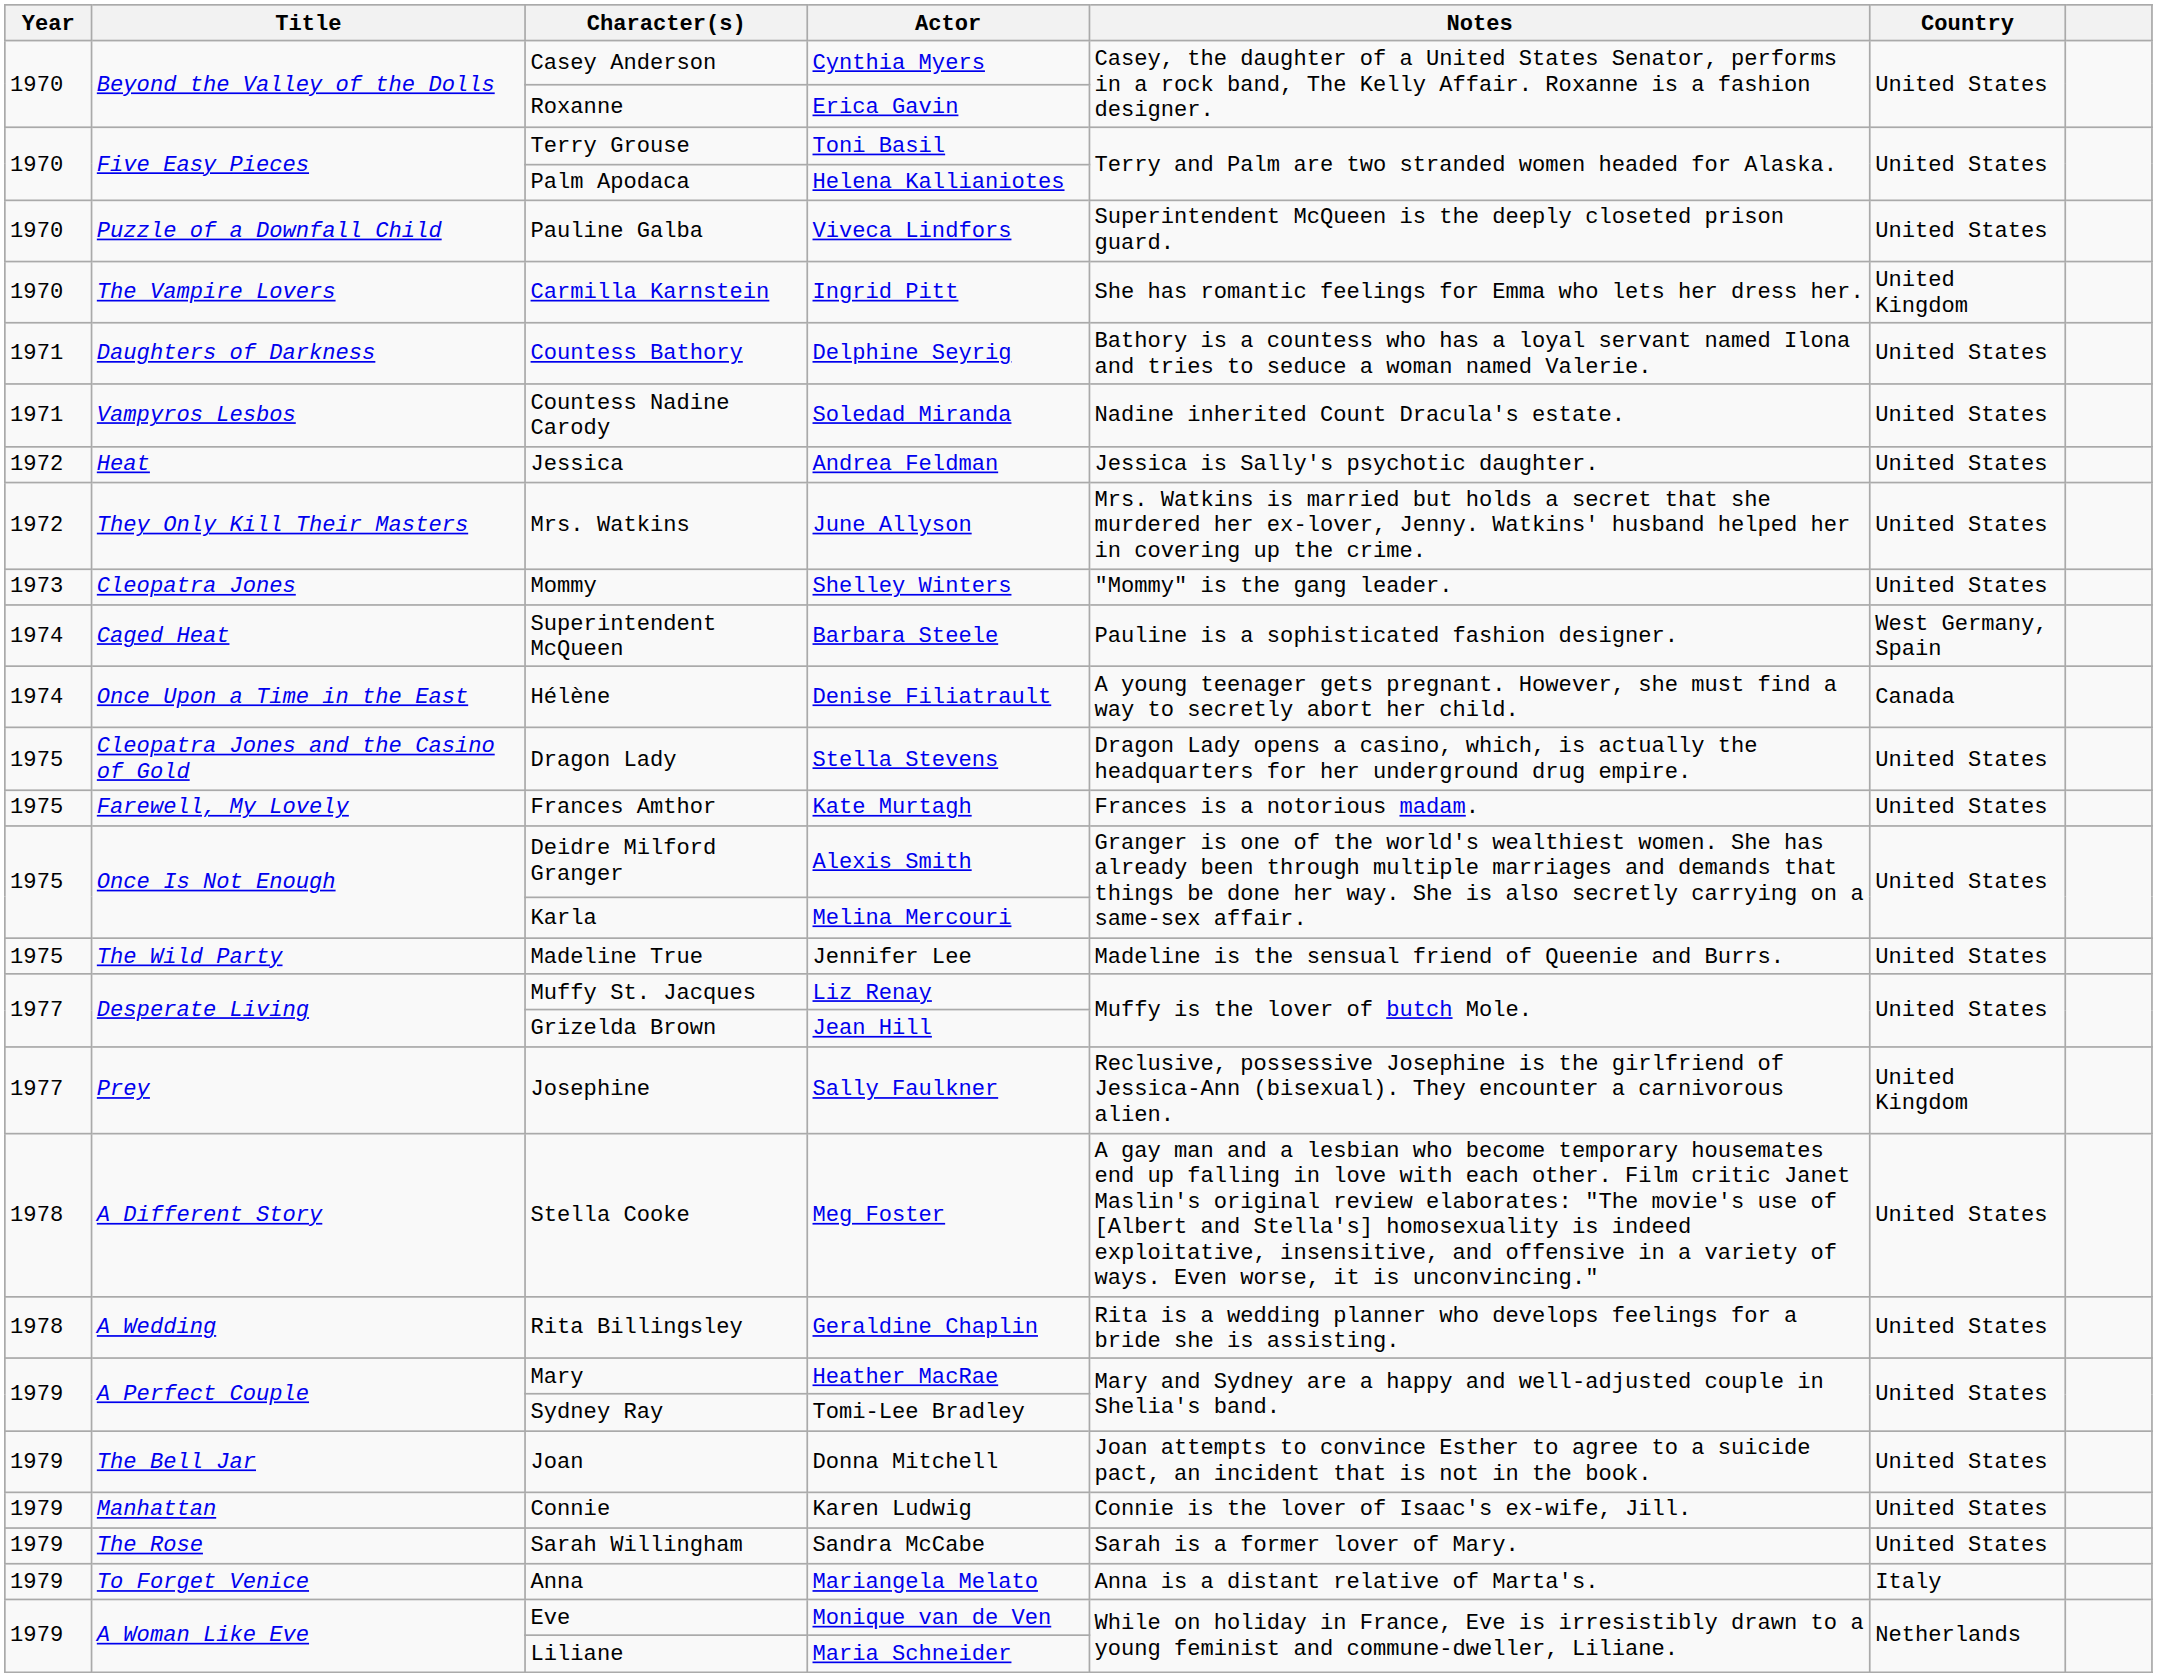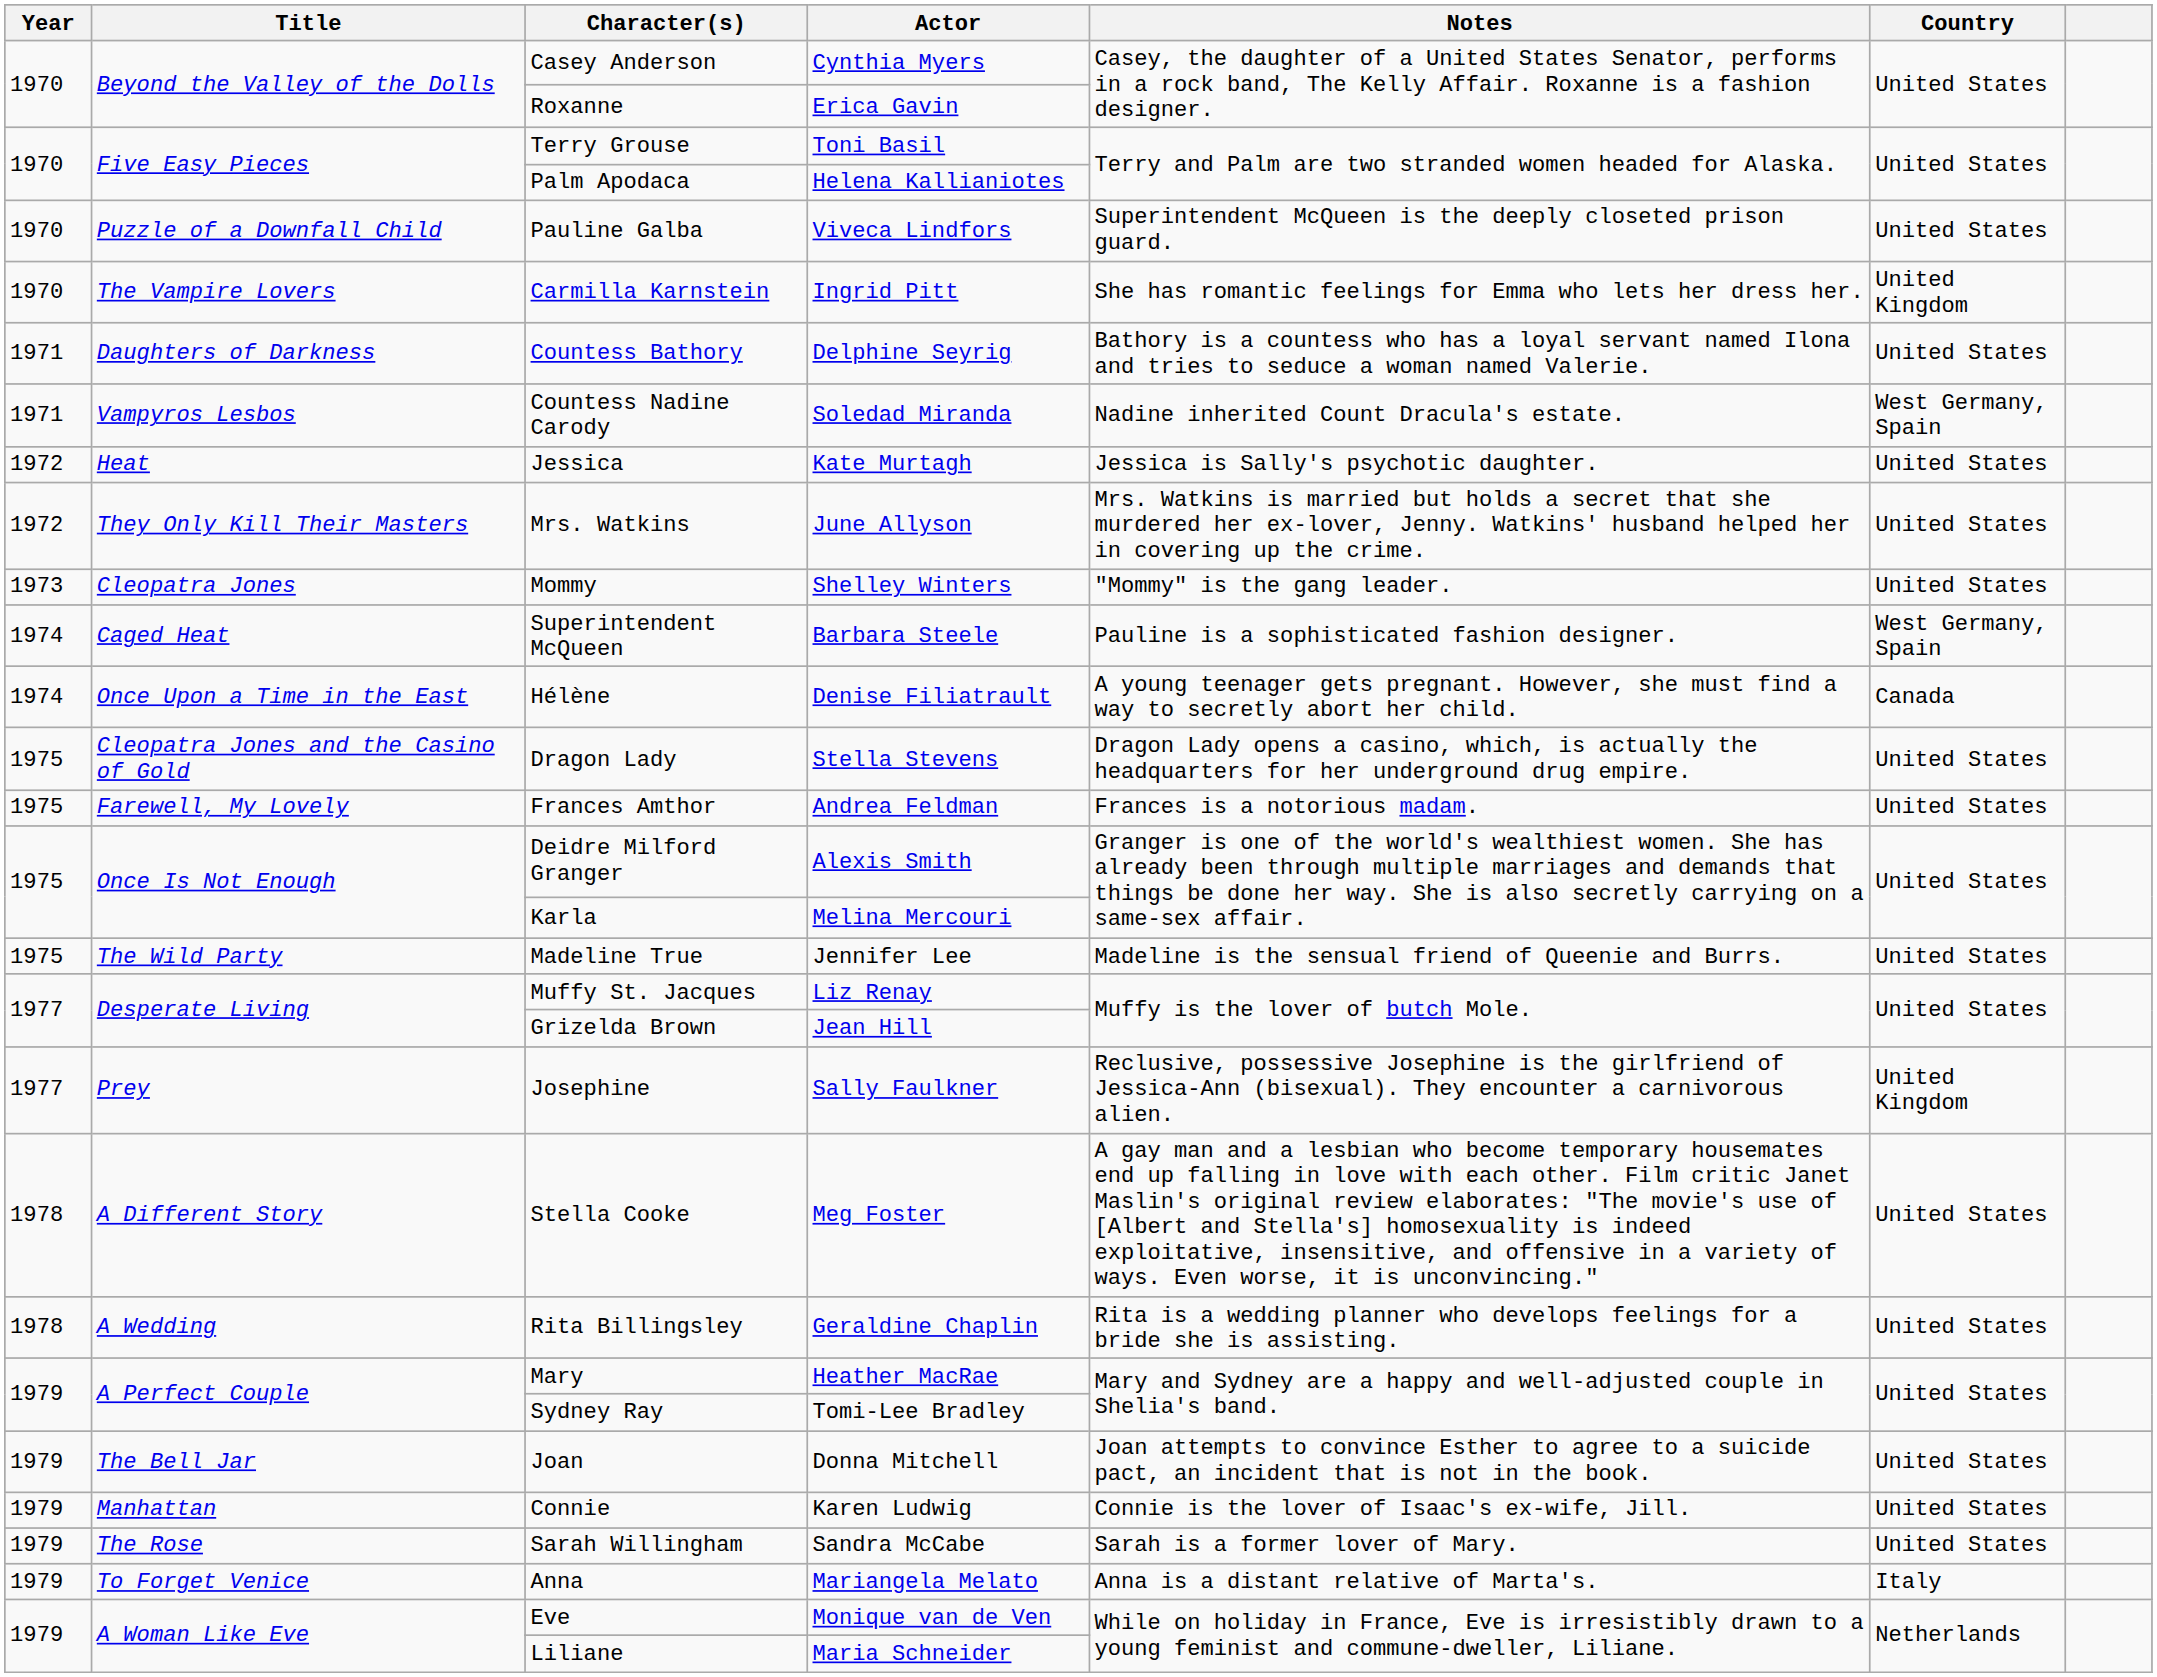(1961, 415) United States -> (1961, 415) West Germany, Spain
(905, 464) Andrea Feldman -> (892, 464) Kate Murtagh
(892, 808) Kate Murtagh -> (905, 808) Andrea Feldman
